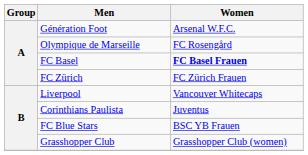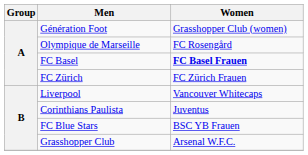(204, 28) Arsenal W.F.C. -> (230, 28) Grasshopper Club (women)
(230, 142) Grasshopper Club (women) -> (204, 142) Arsenal W.F.C.
